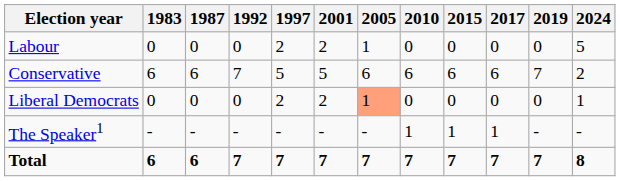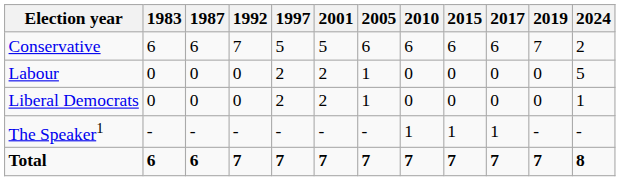rows swapped: (34, 45) <-> (55, 73)
(366, 101) lightsalmon background -> (366, 101) no background
